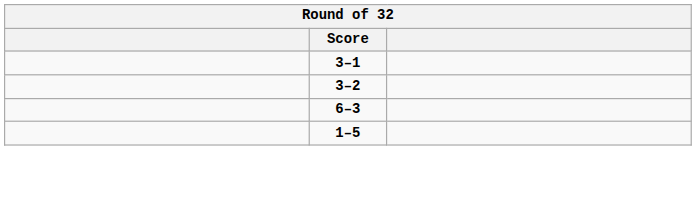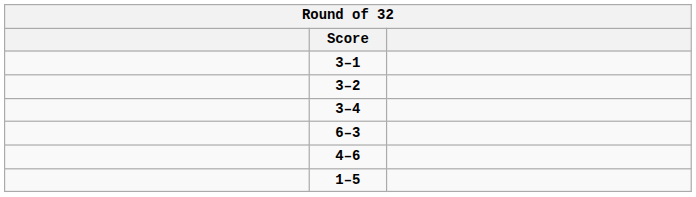+ row: (348, 110)
+ row: (348, 156)
